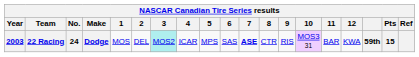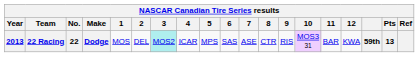(15, 41) 2003 -> (15, 41) 2013
(74, 41) 24 -> (74, 41) 22
(249, 41) bold -> (249, 41) normal
(390, 41) 15 -> (390, 41) 13
